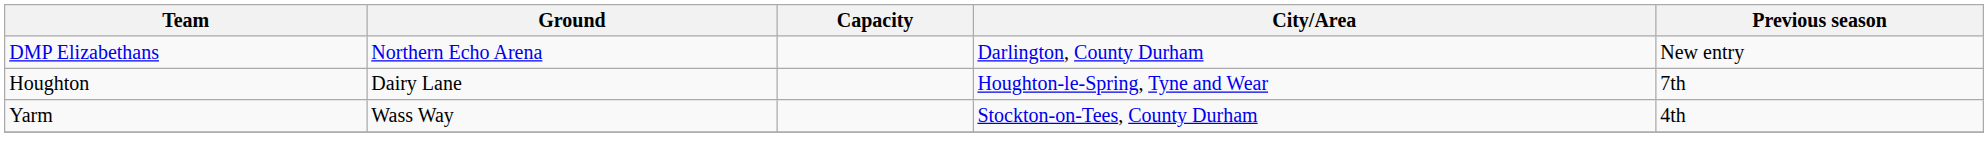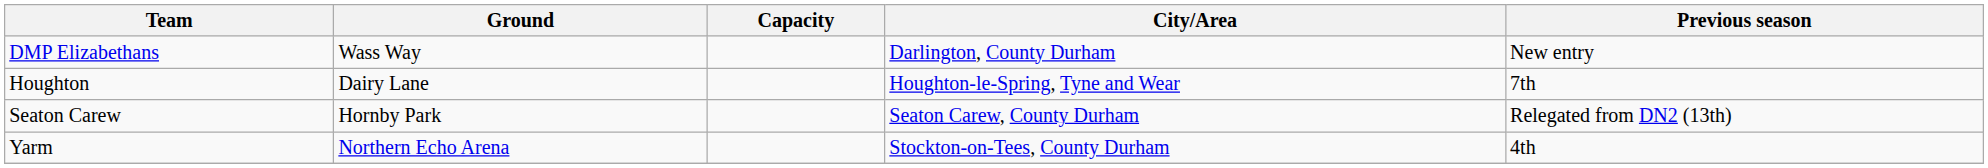(457, 52) Northern Echo Arena -> (380, 52) Wass Way
+ row: (65, 115)
(413, 115) Wass Way -> (424, 147) Northern Echo Arena
